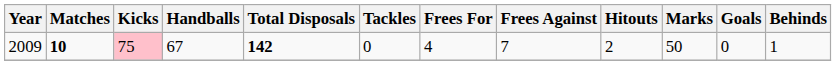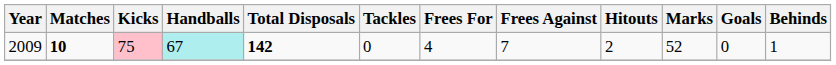(175, 46) no background -> (175, 46) paleturquoise background
(674, 46) 50 -> (674, 46) 52
